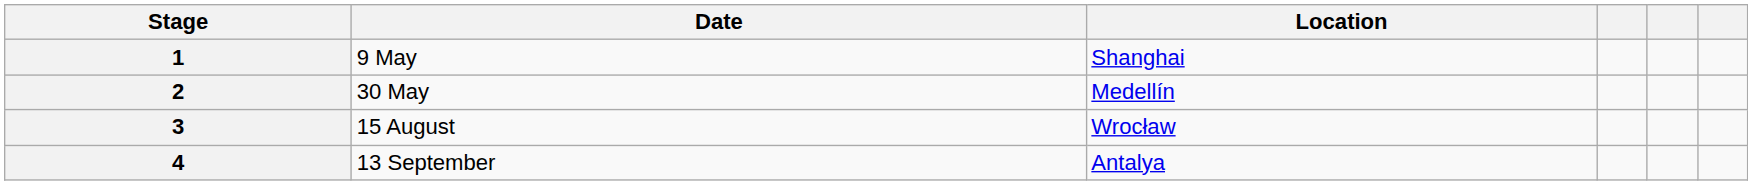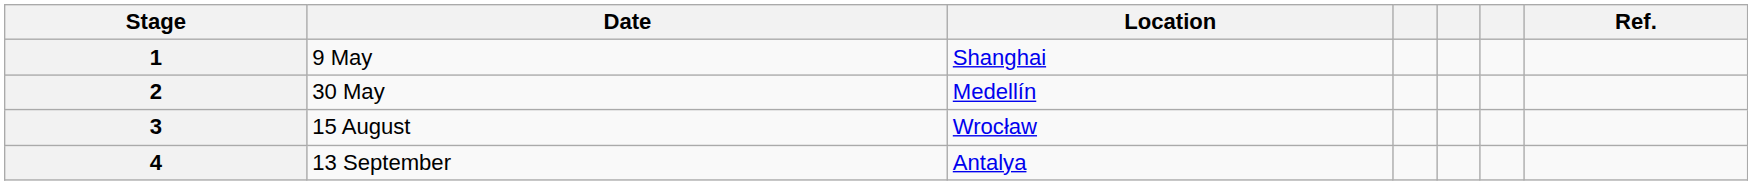+ column: (1636, 22)
